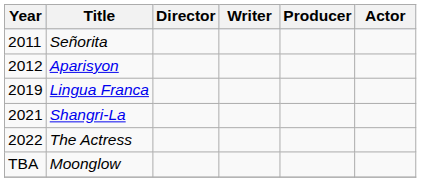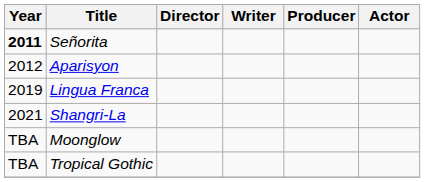(25, 41) normal -> (25, 41) bold
- row: (91, 139)
+ row: (101, 164)
